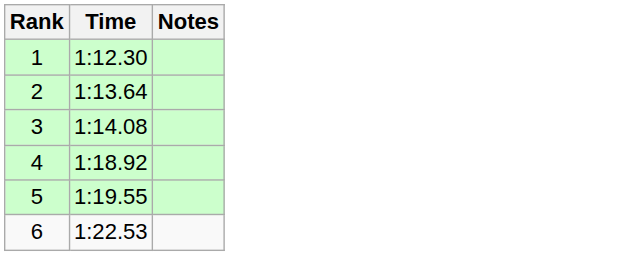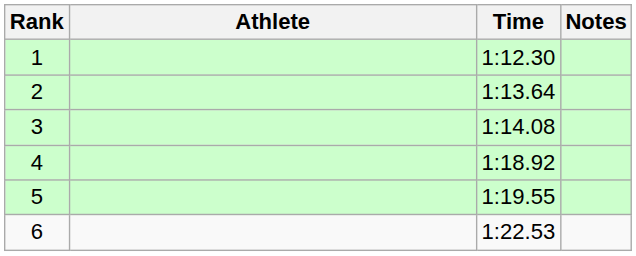+ column: (273, 22)
